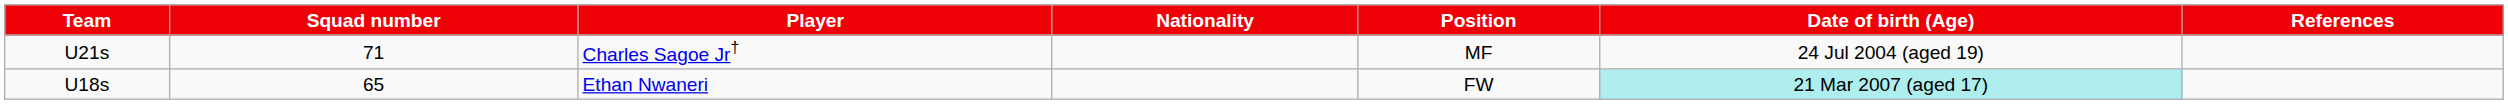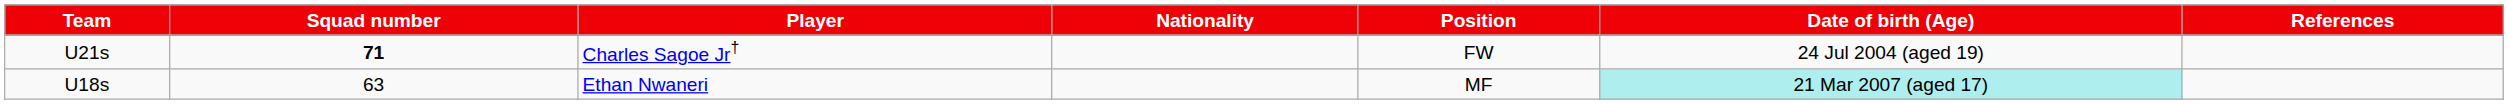(374, 52) normal -> (374, 52) bold
(1479, 52) MF -> (1479, 52) FW
(374, 84) 65 -> (374, 84) 63
(1479, 84) FW -> (1479, 84) MF
